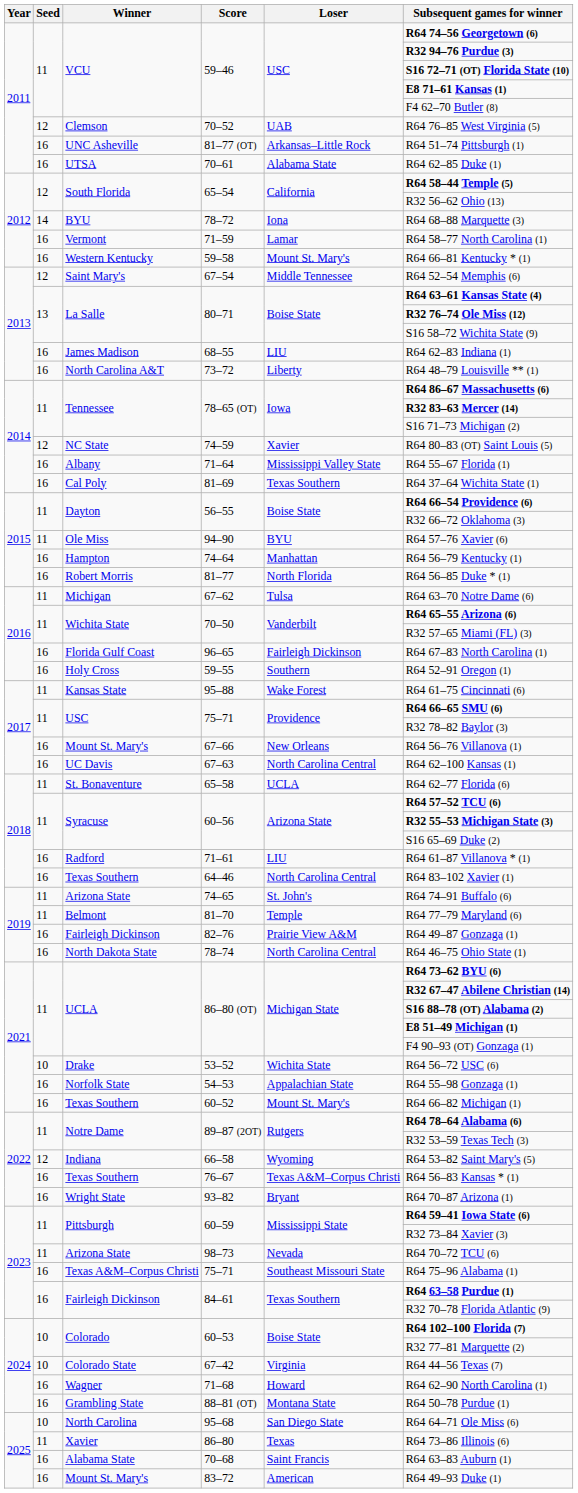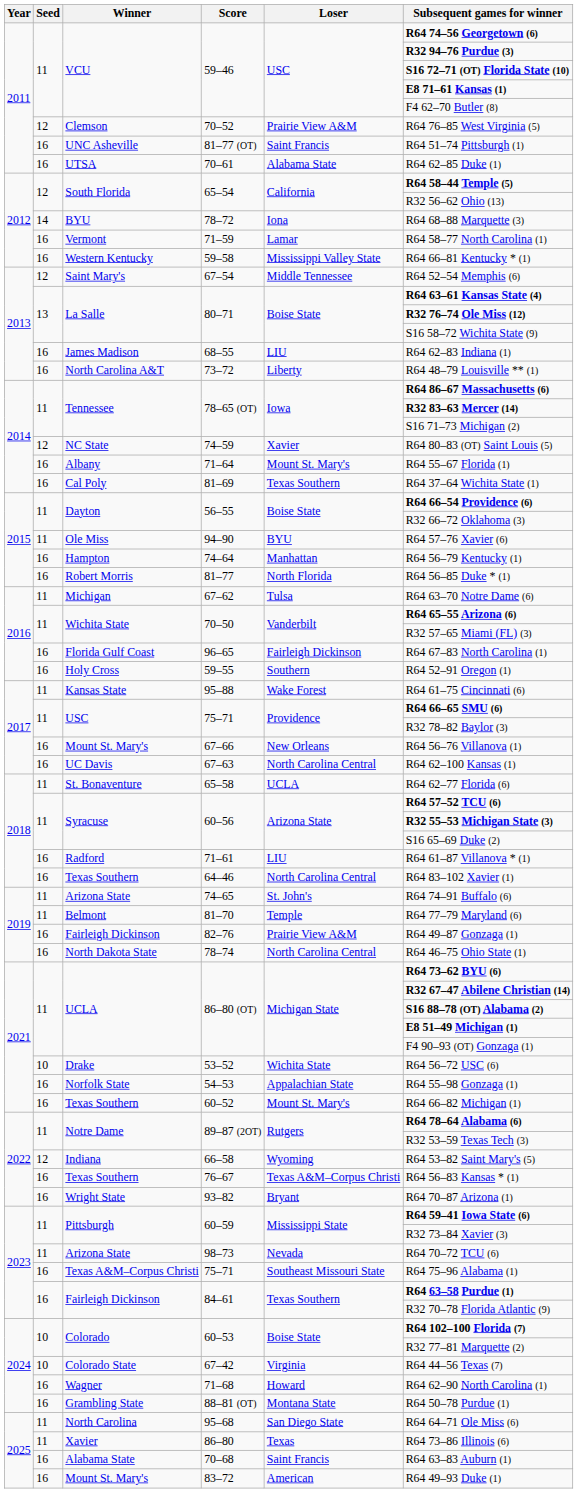(279, 126) UAB -> (312, 126) Prairie View A&M
(319, 145) Arkansas–Little Rock -> (298, 145) Saint Francis
(308, 257) Mount St. Mary's -> (324, 257) Mississippi Valley State
(324, 464) Mississippi Valley State -> (308, 464) Mount St. Mary's
(42, 1422) 10 -> (42, 1422) 11
